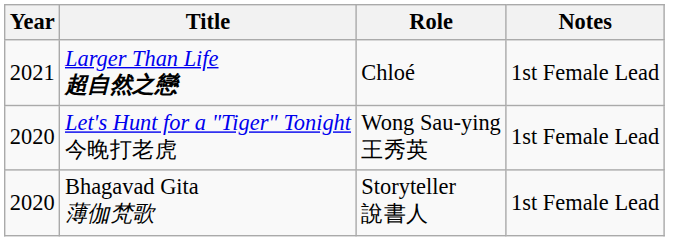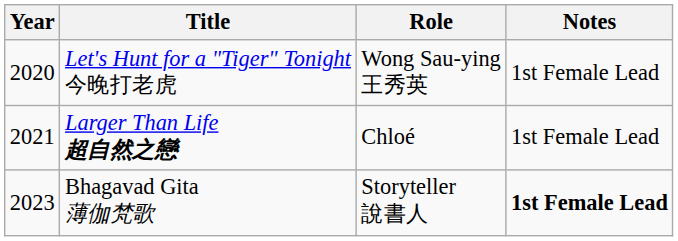rows swapped: (208, 136) <-> (142, 71)
(32, 202) 2020 -> (32, 202) 2023
(585, 202) normal -> (589, 202) bold
